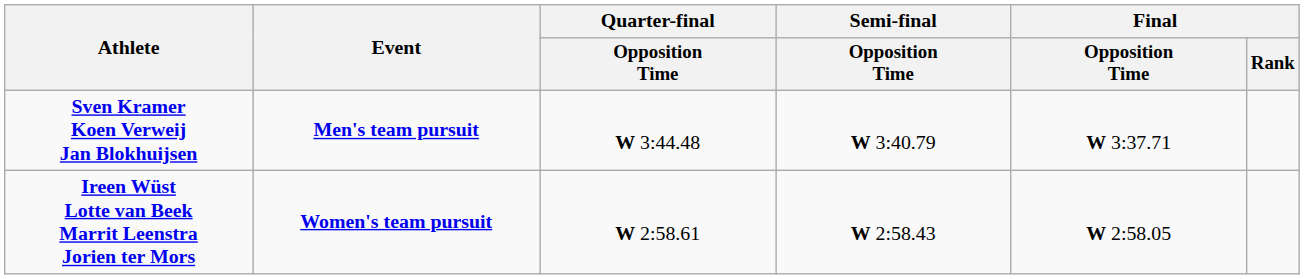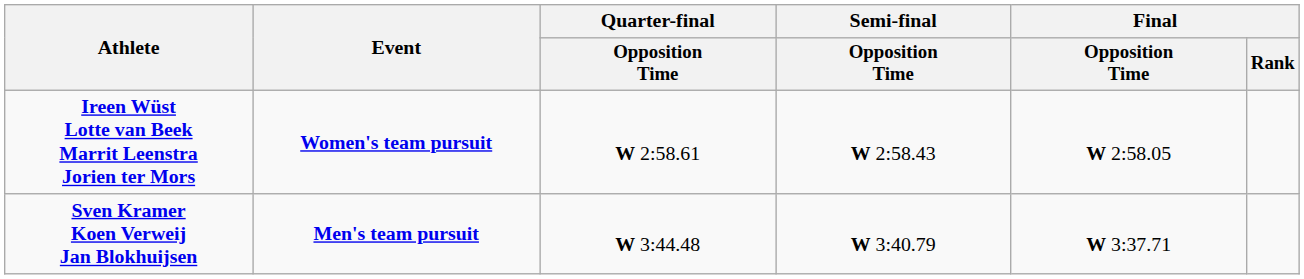rows swapped: (129, 130) <-> (129, 222)
